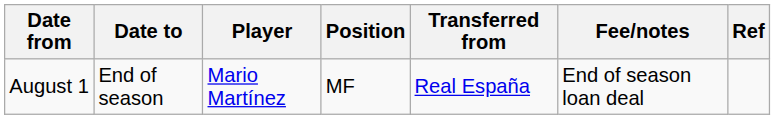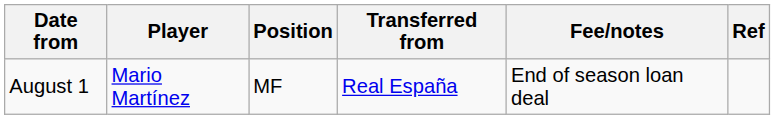- column: (148, 31)
